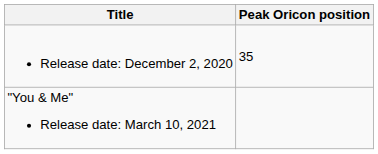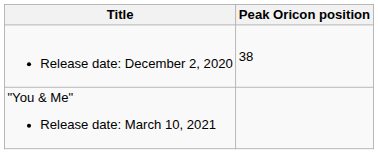(246, 56) 35 -> (246, 56) 38
